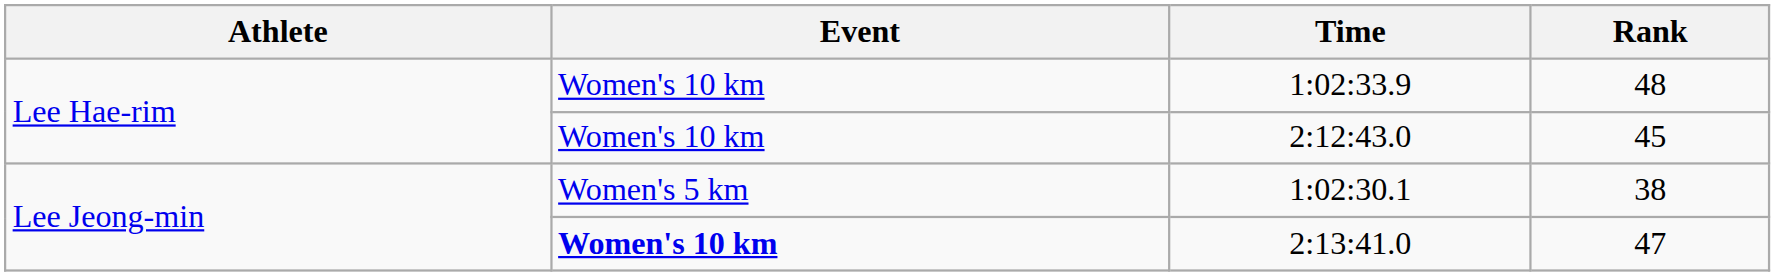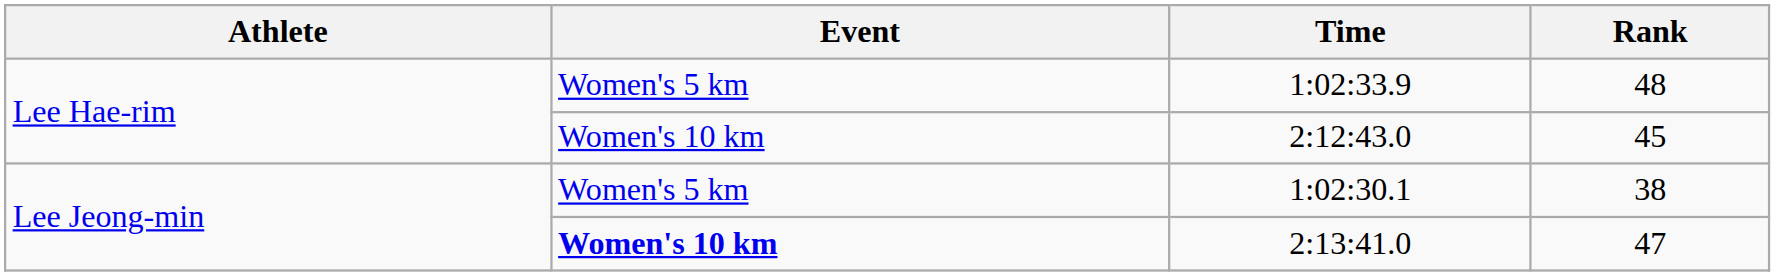(661, 84) Women's 10 km -> (653, 84) Women's 5 km
